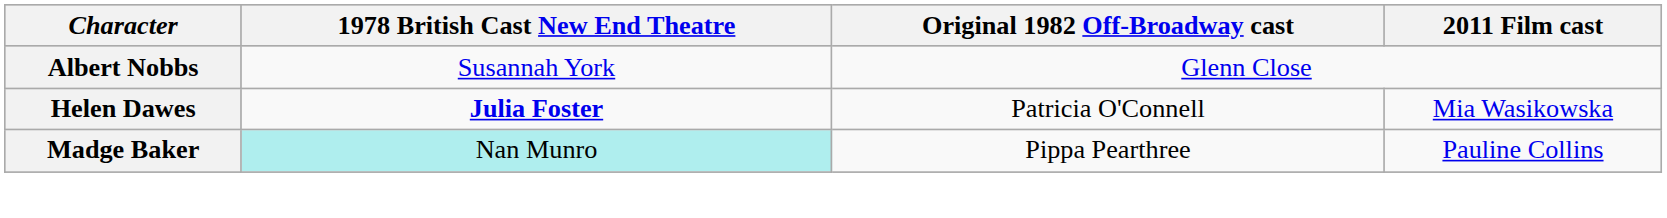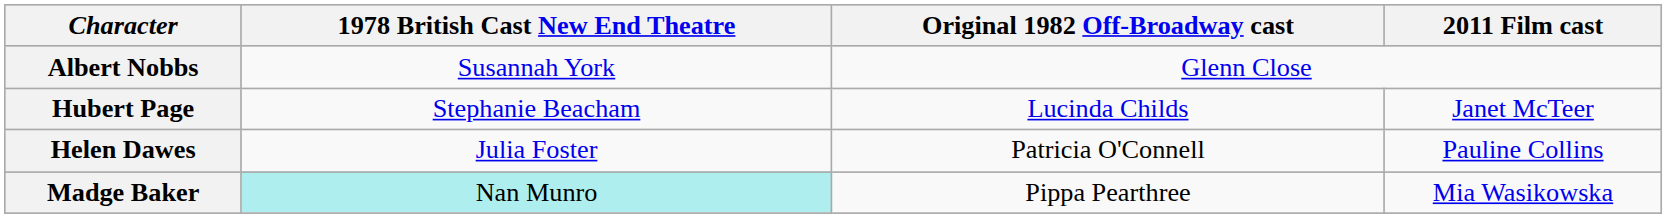+ row: (123, 108)
(537, 108) bold -> (537, 150) normal
(1523, 108) Mia Wasikowska -> (1523, 150) Pauline Collins
(1523, 150) Pauline Collins -> (1523, 191) Mia Wasikowska
